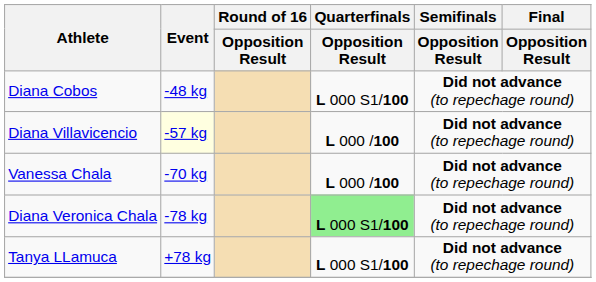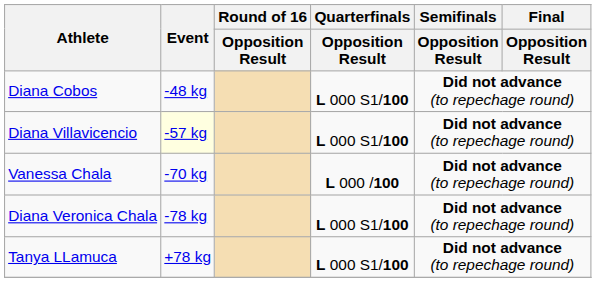(362, 141) L 000 /100 -> (362, 141) L 000 S1/100
(362, 224) lightgreen background -> (362, 224) no background
